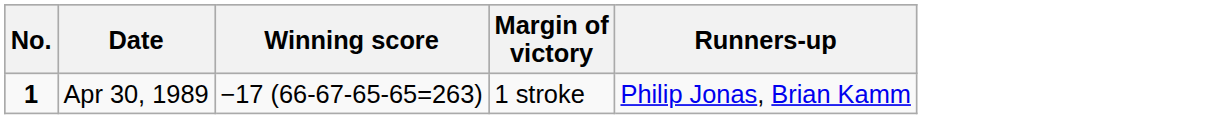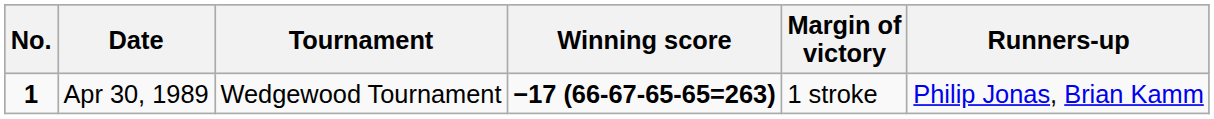+ column: (361, 39)
(352, 94) normal -> (644, 94) bold
